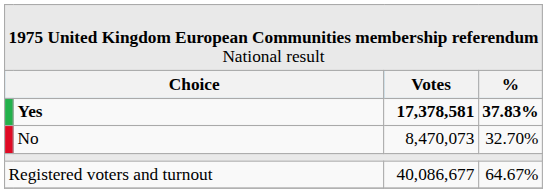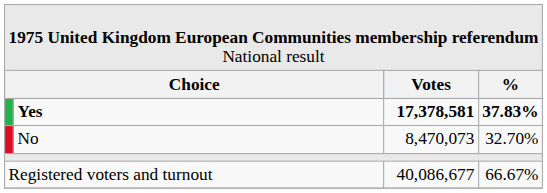(512, 174) 64.67% -> (512, 174) 66.67%
